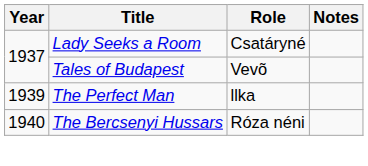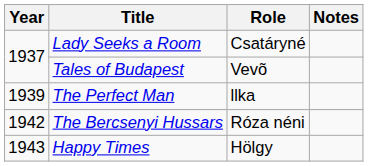(27, 122) 1940 -> (27, 122) 1942
+ row: (101, 148)
